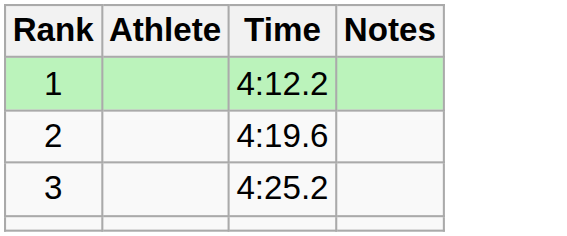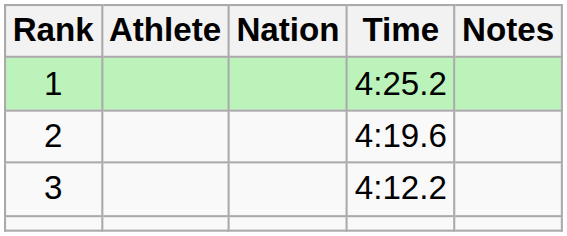+ column: (288, 30)
(282, 83) 4:12.2 -> (401, 83) 4:25.2
(282, 188) 4:25.2 -> (401, 188) 4:12.2
